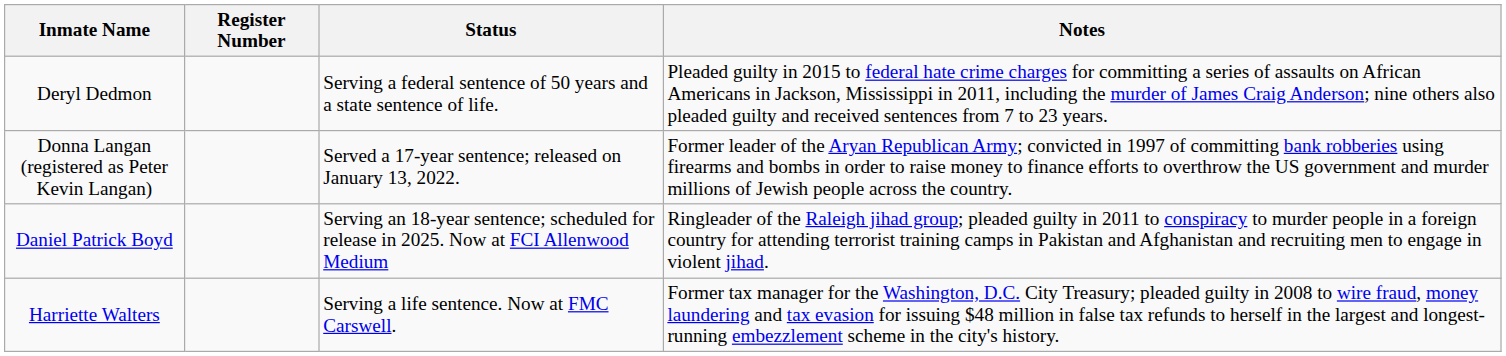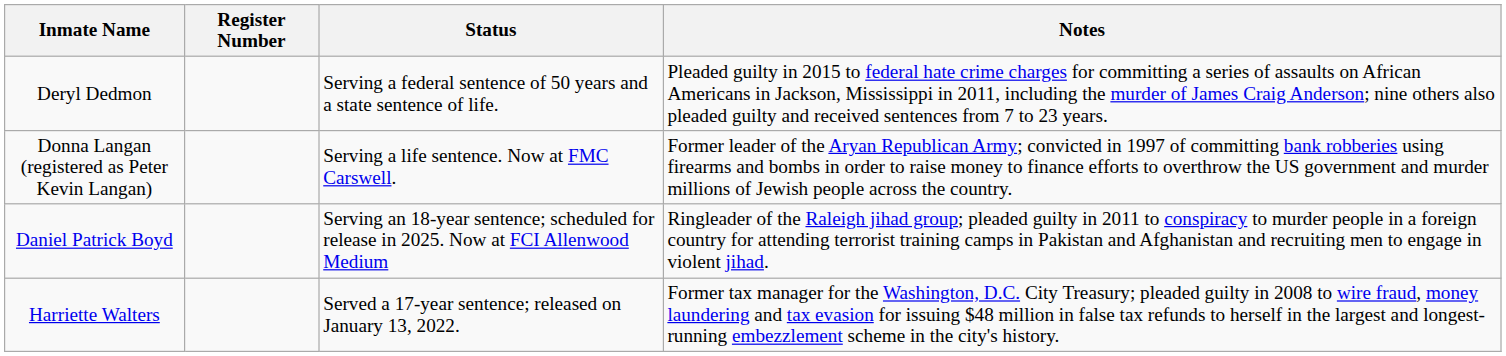(472, 167) Served a 17-year sentence; released on January 13, 2022. -> (466, 167) Serving a life sentence. Now at FMC Carswell.
(466, 314) Serving a life sentence. Now at FMC Carswell. -> (472, 314) Served a 17-year sentence; released on January 13, 2022.
